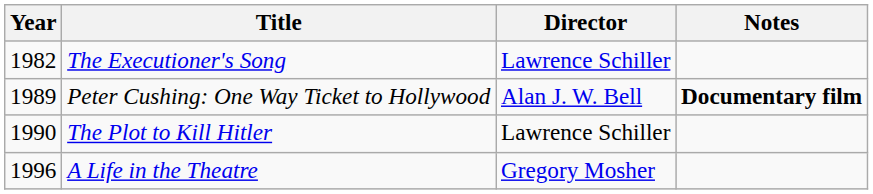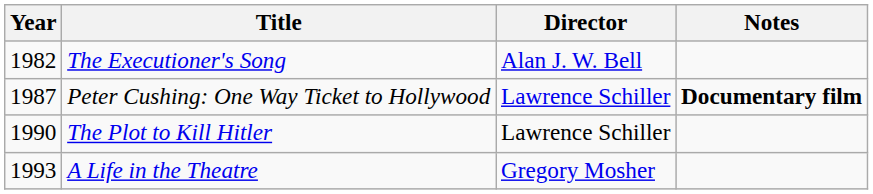(586, 59) Lawrence Schiller -> (572, 59) Alan J. W. Bell
(33, 96) 1989 -> (33, 96) 1987
(572, 96) Alan J. W. Bell -> (586, 96) Lawrence Schiller
(33, 170) 1996 -> (33, 170) 1993
